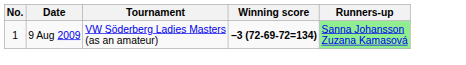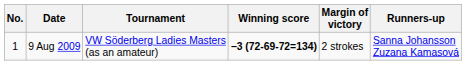+ column: (345, 18)
(365, 35) lightgreen background -> (416, 46) no background
